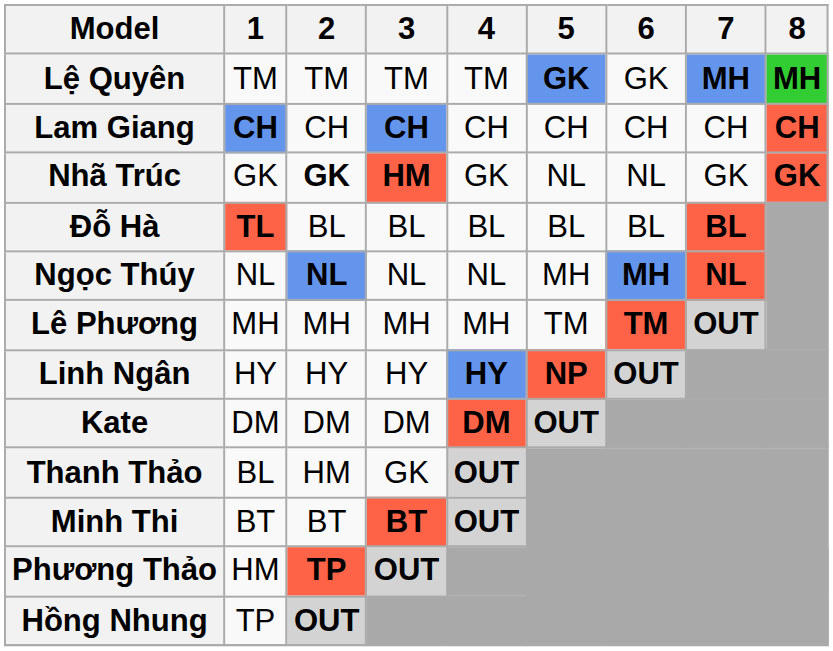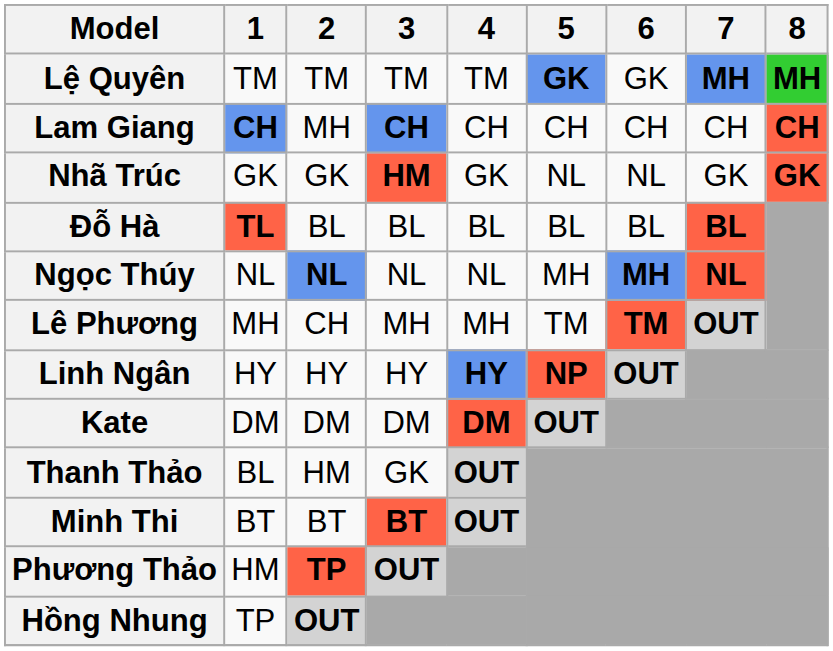(327, 127) CH -> (327, 127) MH
(327, 176) bold -> (327, 176) normal
(327, 324) MH -> (327, 324) CH
